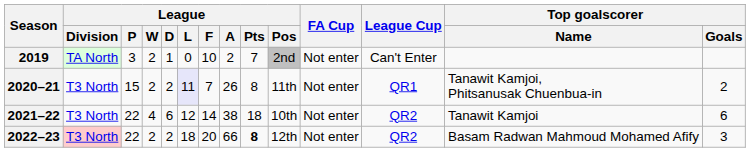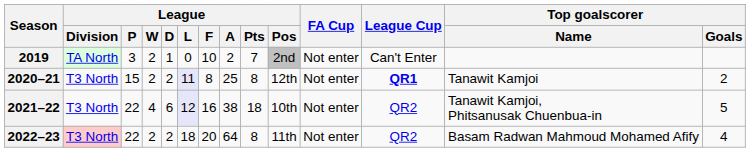(209, 86) 7 -> (209, 79) 8
(230, 86) 26 -> (230, 79) 25
(284, 86) 11th -> (284, 79) 12th
(403, 86) normal -> (403, 79) bold
(525, 86) Tanawit Kamjoi, Phitsanusak Chuenbua-in -> (493, 79) Tanawit Kamjoi
(188, 115) no background -> (188, 107) lavender background
(209, 115) 14 -> (209, 107) 16
(493, 115) Tanawit Kamjoi -> (525, 107) Tanawit Kamjoi, Phitsanusak Chuenbua-in
(724, 115) 6 -> (724, 107) 5
(230, 136) 66 -> (230, 136) 64
(254, 136) bold -> (254, 136) normal
(284, 136) 12th -> (284, 136) 11th
(724, 136) 3 -> (724, 136) 4
